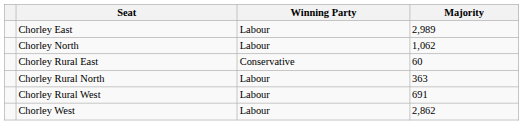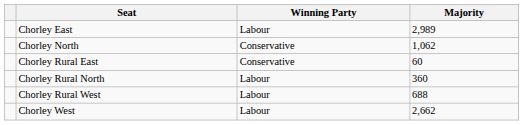(255, 45) Labour -> (267, 45) Conservative
(420, 78) 363 -> (420, 78) 360
(420, 95) 691 -> (420, 95) 688
(424, 111) 2,862 -> (424, 111) 2,662
